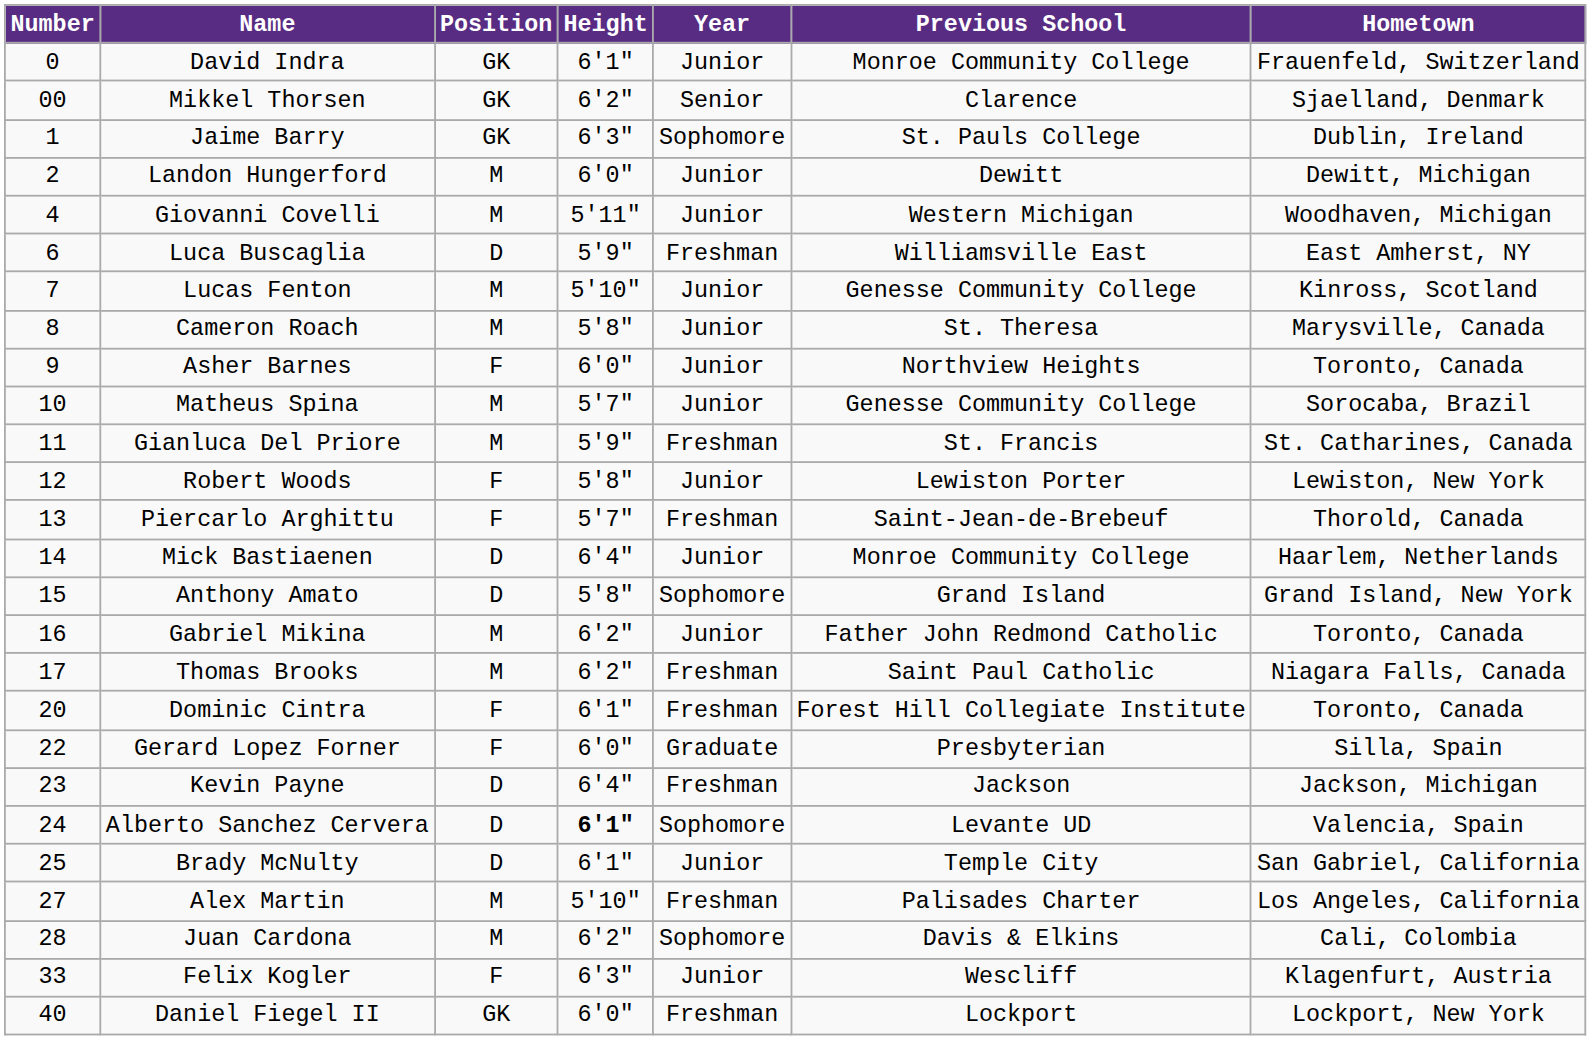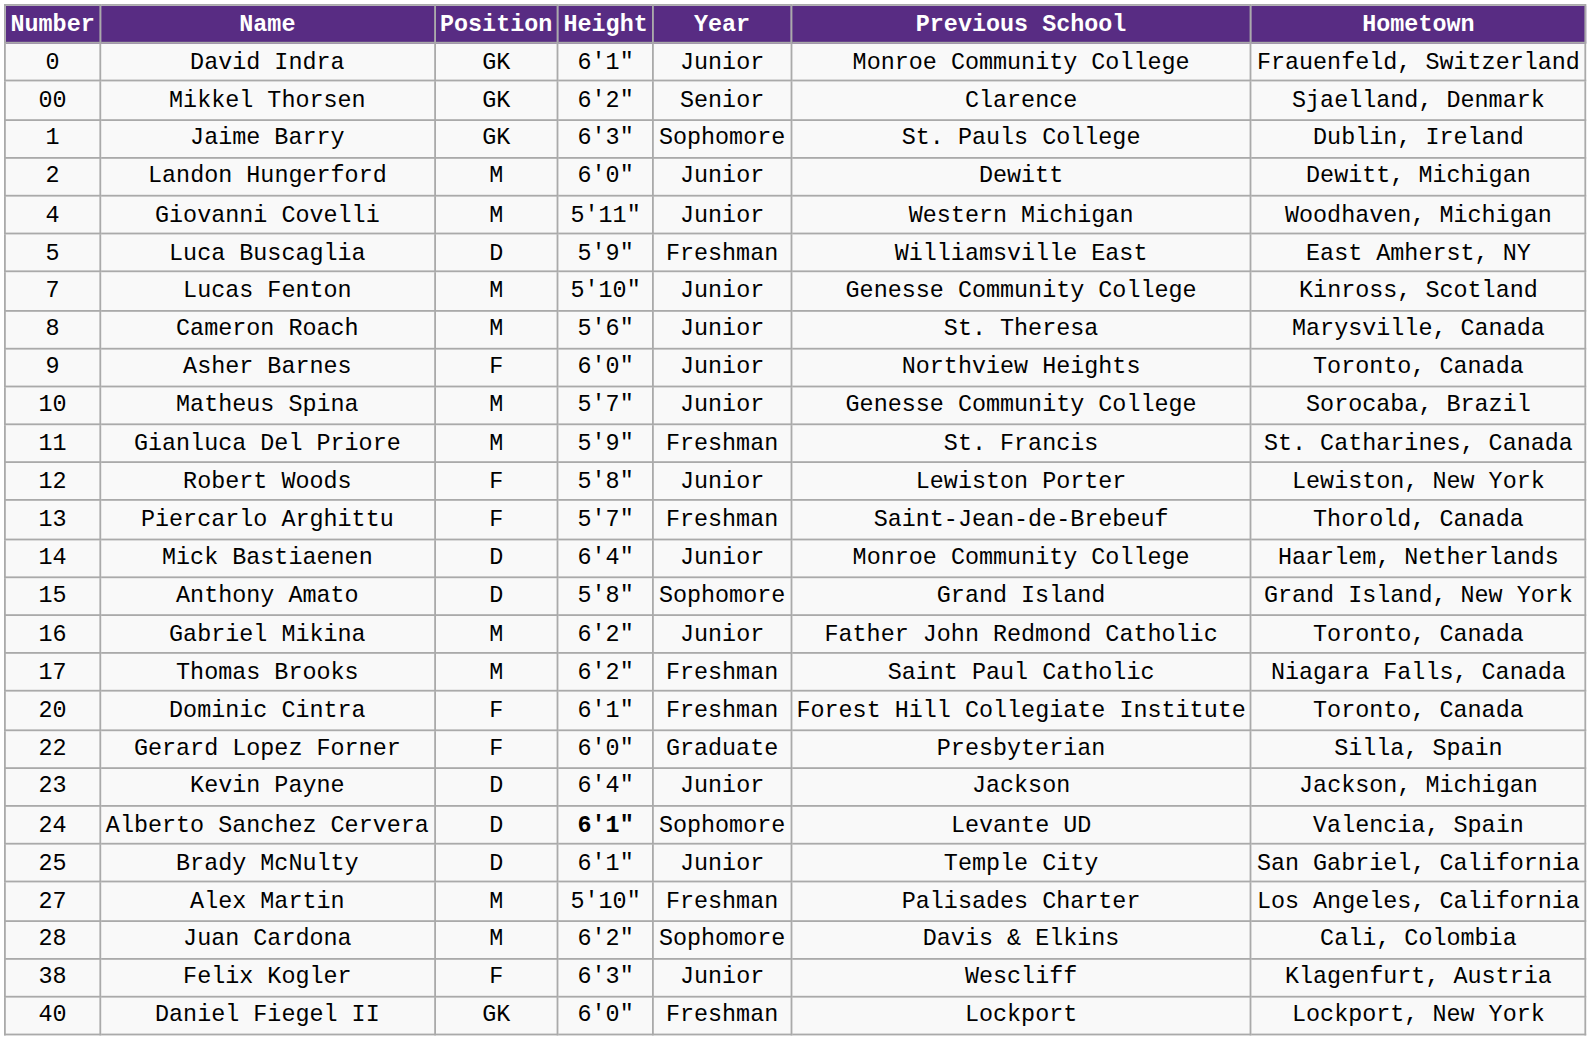(53, 253) 6 -> (53, 253) 5
(606, 329) 5'8" -> (606, 329) 5'6"
(722, 787) Freshman -> (722, 787) Junior
(53, 977) 33 -> (53, 977) 38
